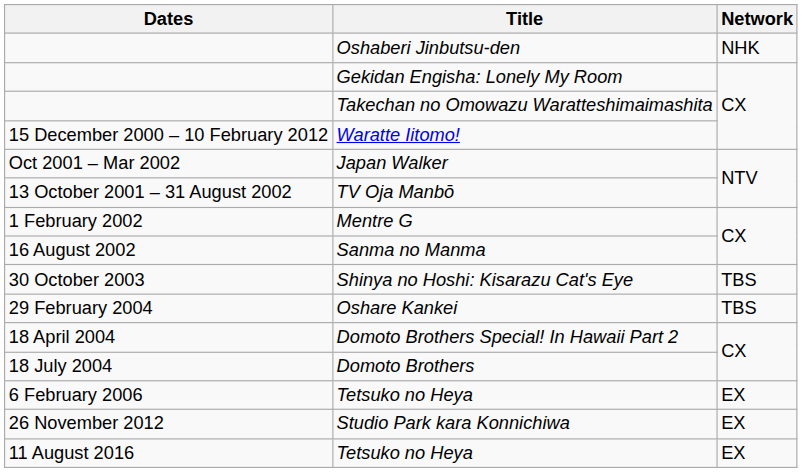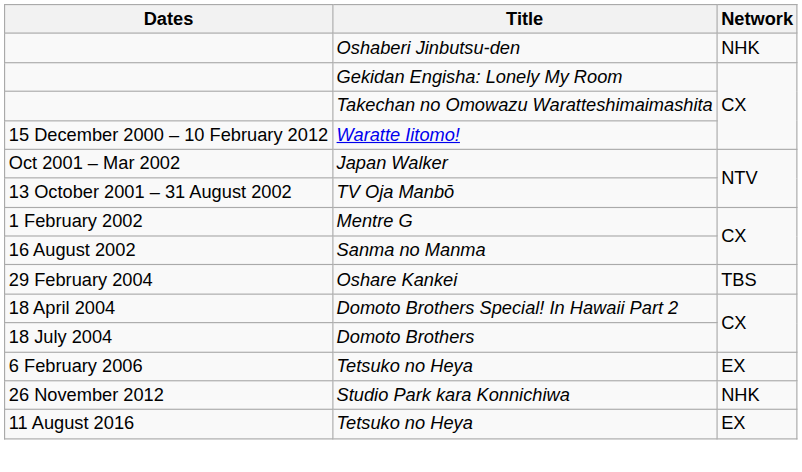- row: (77, 279)
(733, 423) EX -> (740, 395) NHK
